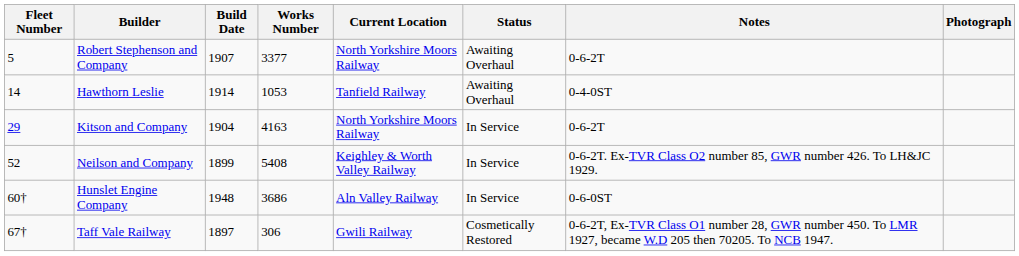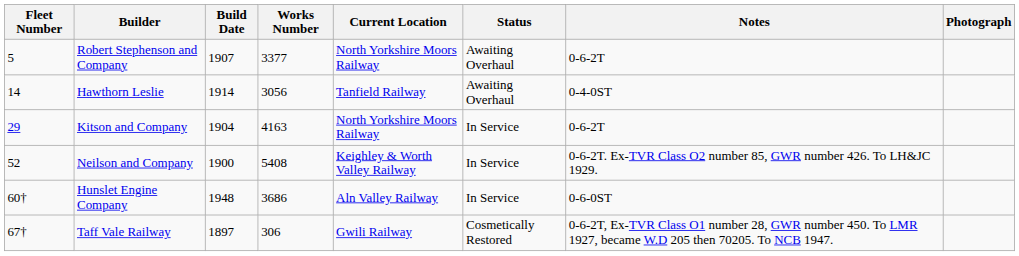(274, 92) 1053 -> (274, 92) 3056
(221, 162) 1899 -> (221, 162) 1900
